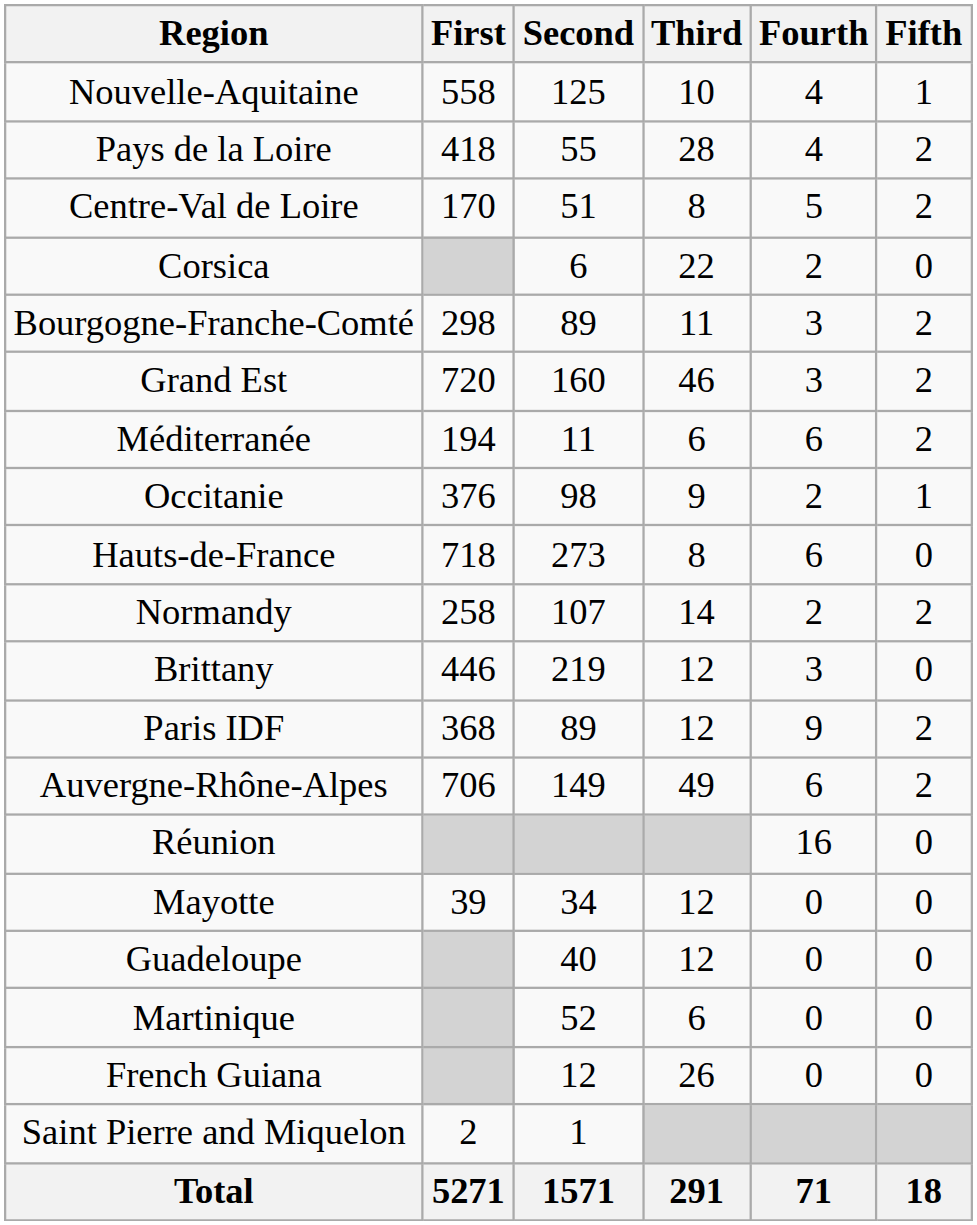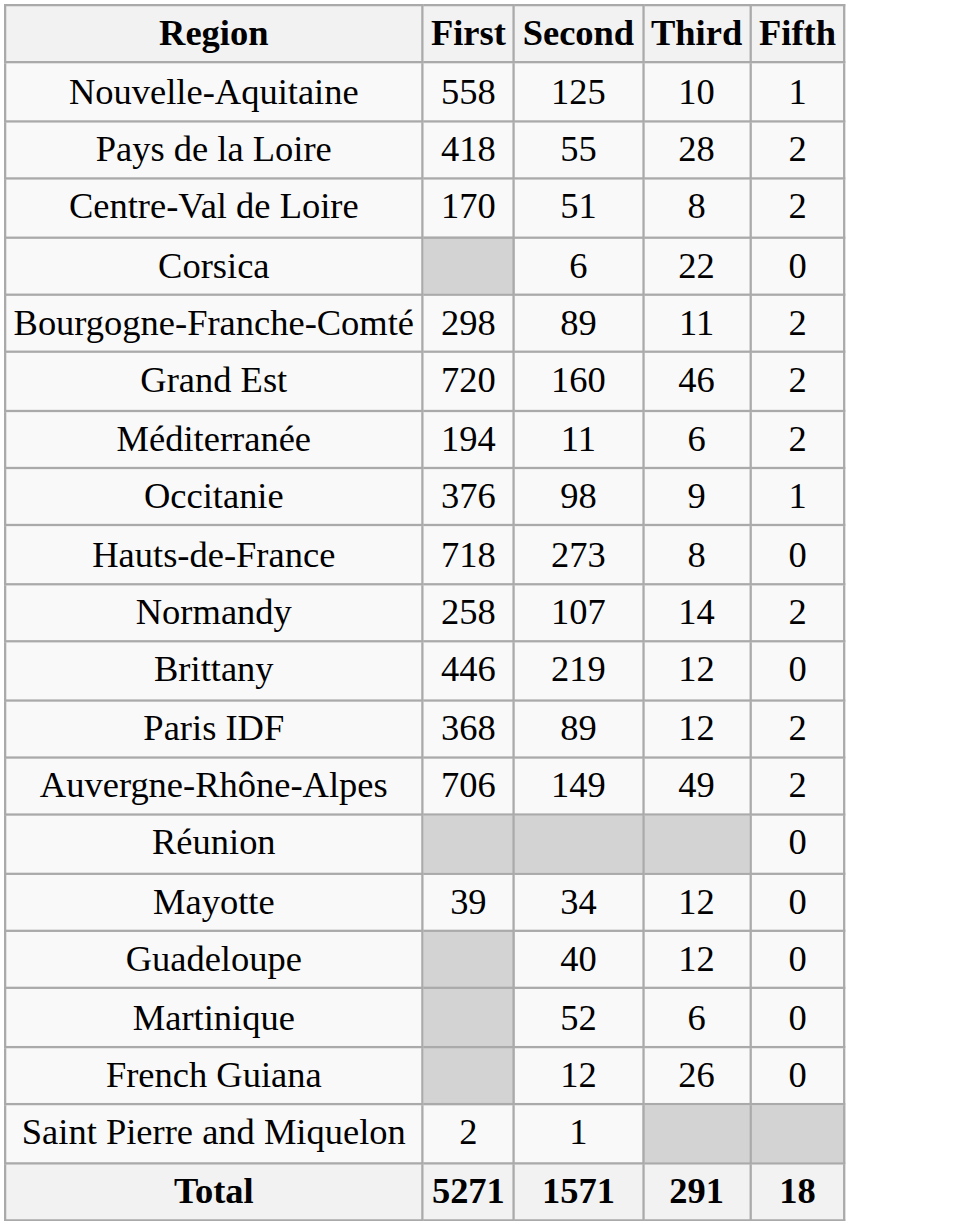- column: (814, 33)
